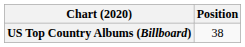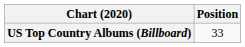(217, 33) 38 -> (217, 33) 33
